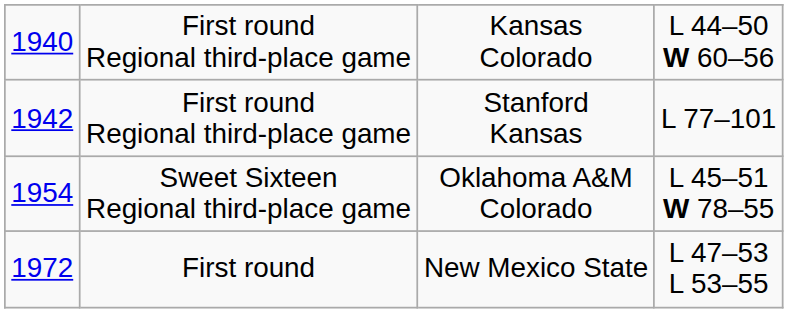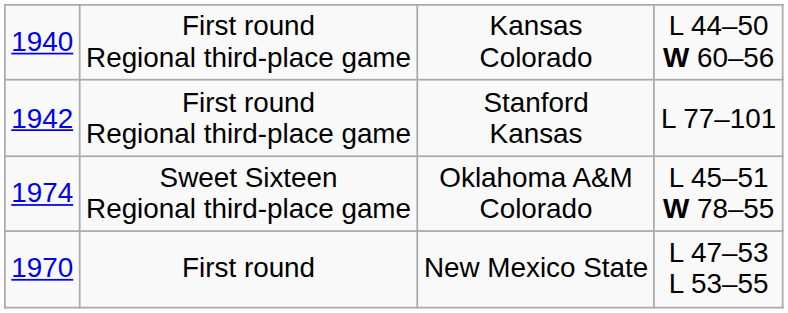(42, 193) 1954 -> (42, 193) 1974
(42, 268) 1972 -> (42, 268) 1970
